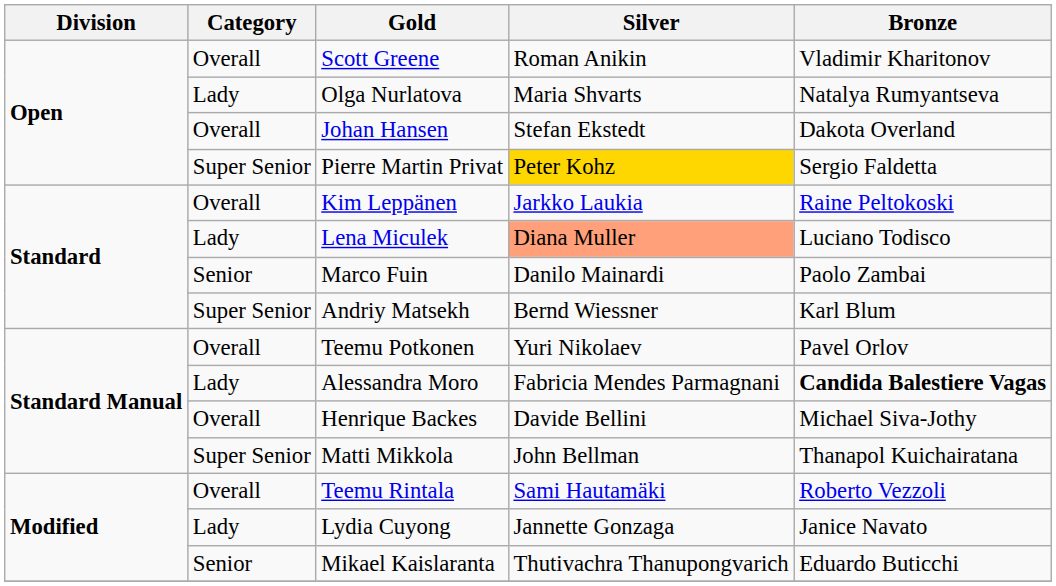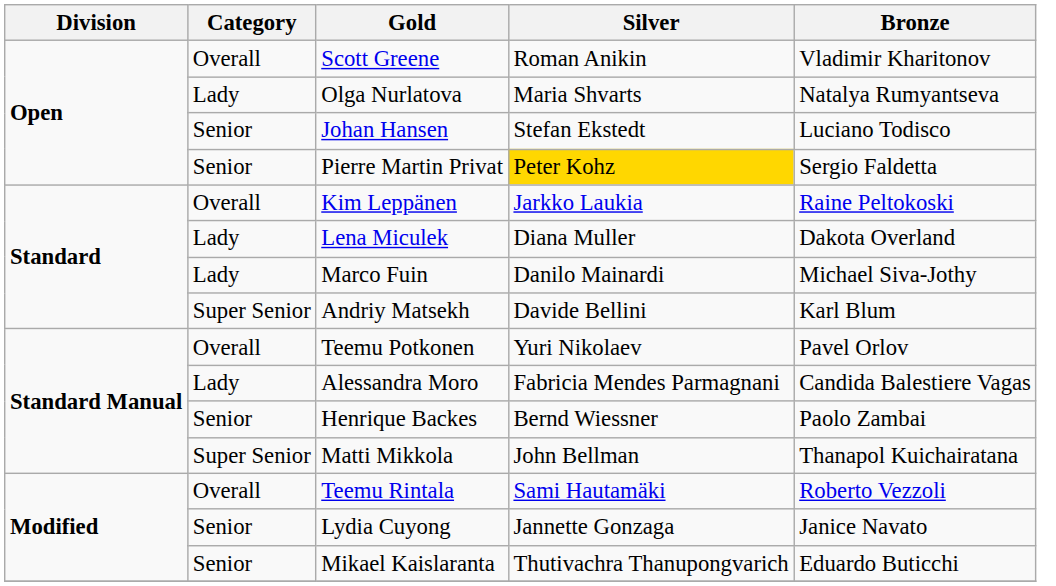(227, 130) Overall -> (222, 130) Senior
(877, 130) Dakota Overland -> (875, 130) Luciano Todisco
(252, 166) Super Senior -> (222, 166) Senior
(574, 238) lightsalmon background -> (574, 238) no background
(875, 238) Luciano Todisco -> (877, 238) Dakota Overland
(222, 274) Senior -> (216, 274) Lady
(863, 274) Paolo Zambai -> (888, 274) Michael Siva-Jothy
(586, 310) Bernd Wiessner -> (580, 310) Davide Bellini
(923, 382) bold -> (915, 382) normal
(227, 418) Overall -> (222, 418) Senior
(580, 418) Davide Bellini -> (586, 418) Bernd Wiessner
(888, 418) Michael Siva-Jothy -> (863, 418) Paolo Zambai
(216, 526) Lady -> (222, 526) Senior
